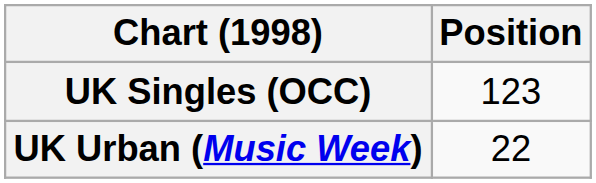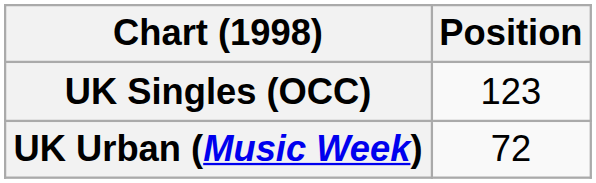(511, 148) 22 -> (511, 148) 72
